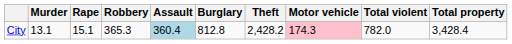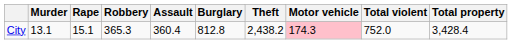(167, 30) lightblue background -> (167, 30) no background
(265, 30) 2,428.2 -> (265, 30) 2,438.2
(377, 30) 782.0 -> (377, 30) 752.0
